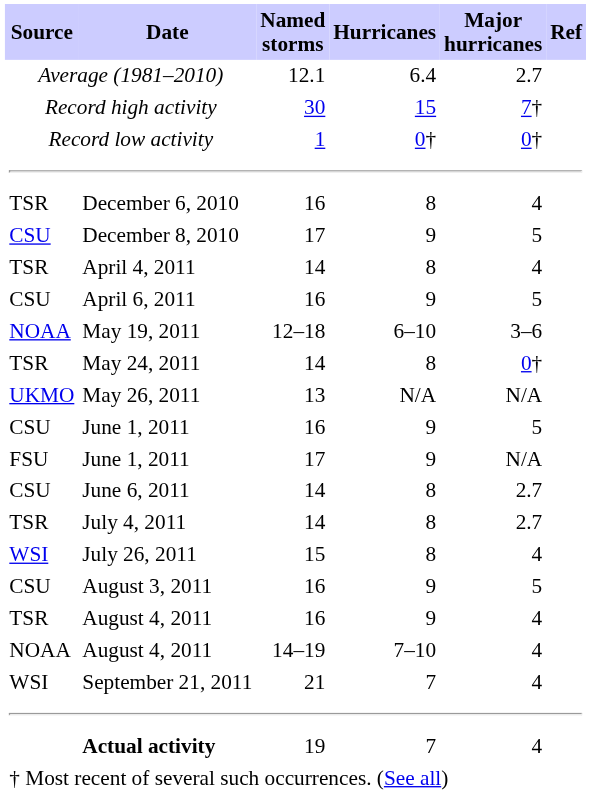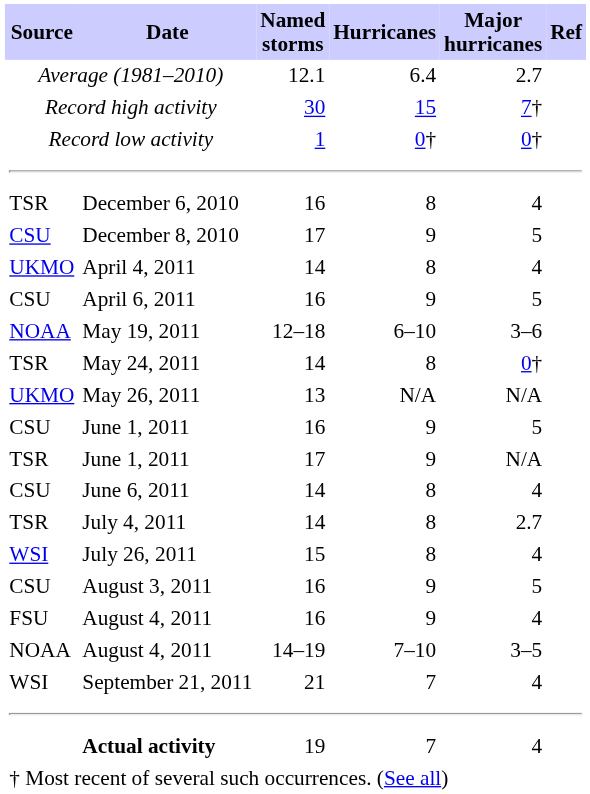(29, 267) TSR -> (42, 267) UKMO
(29, 458) FSU -> (29, 458) TSR
(529, 490) 2.7 -> (537, 490) 4
(29, 618) TSR -> (29, 618) FSU
(537, 650) 4 -> (526, 650) 3–5
